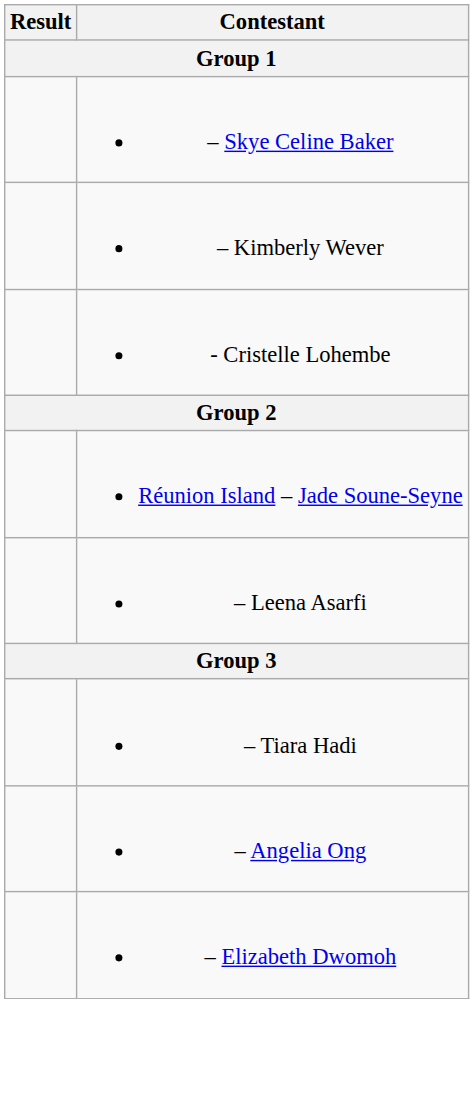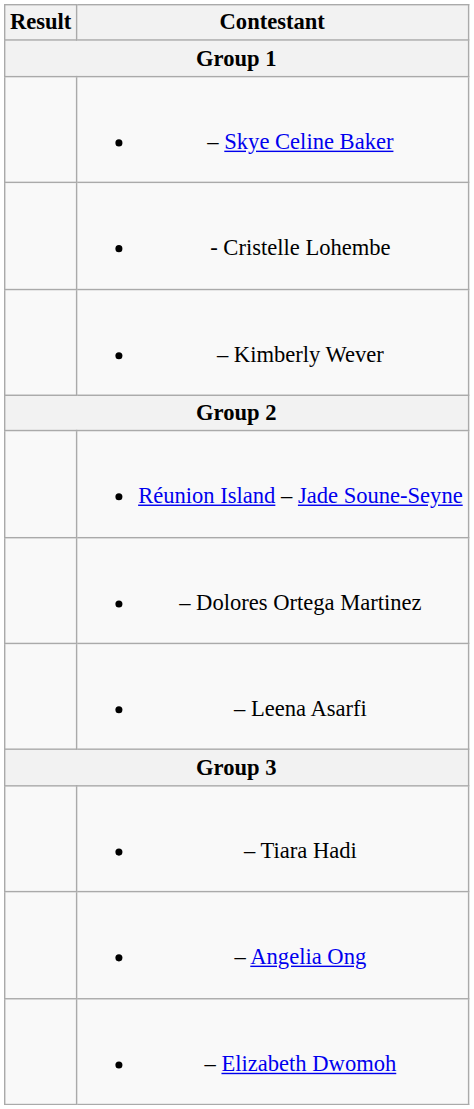rows swapped: (272, 355) <-> (272, 248)
+ row: (272, 603)
